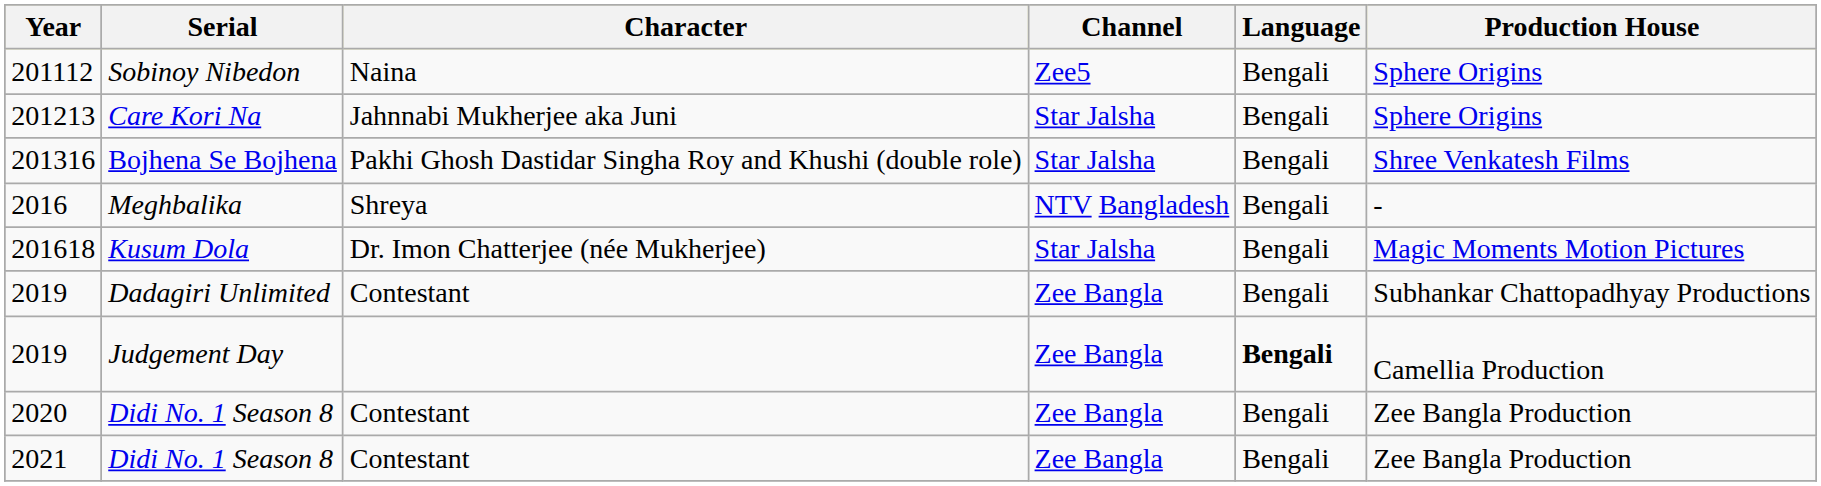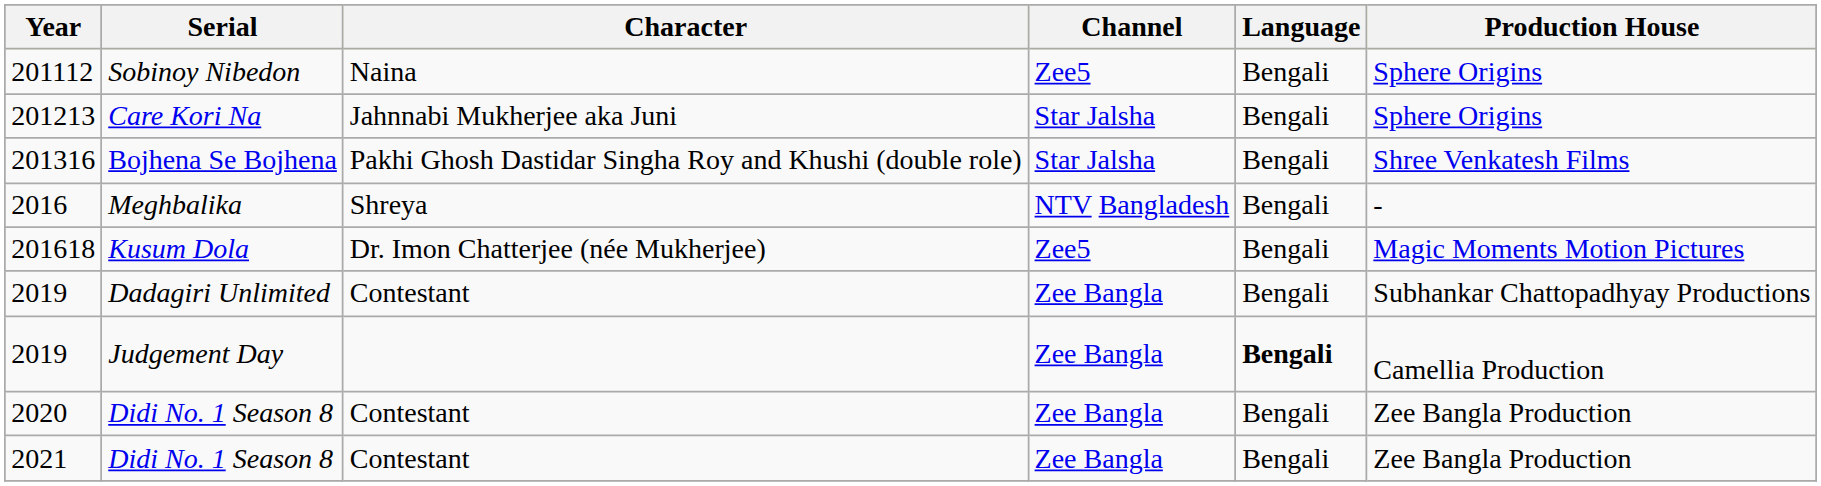(1095, 248) Star Jalsha -> (1063, 248) Zee5
